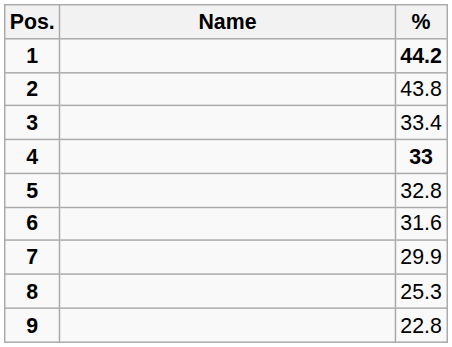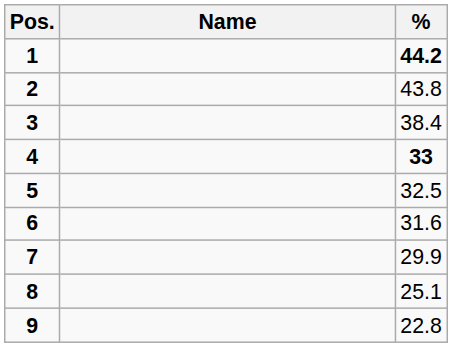(421, 123) 33.4 -> (421, 123) 38.4
(421, 190) 32.8 -> (421, 190) 32.5
(421, 291) 25.3 -> (421, 291) 25.1
